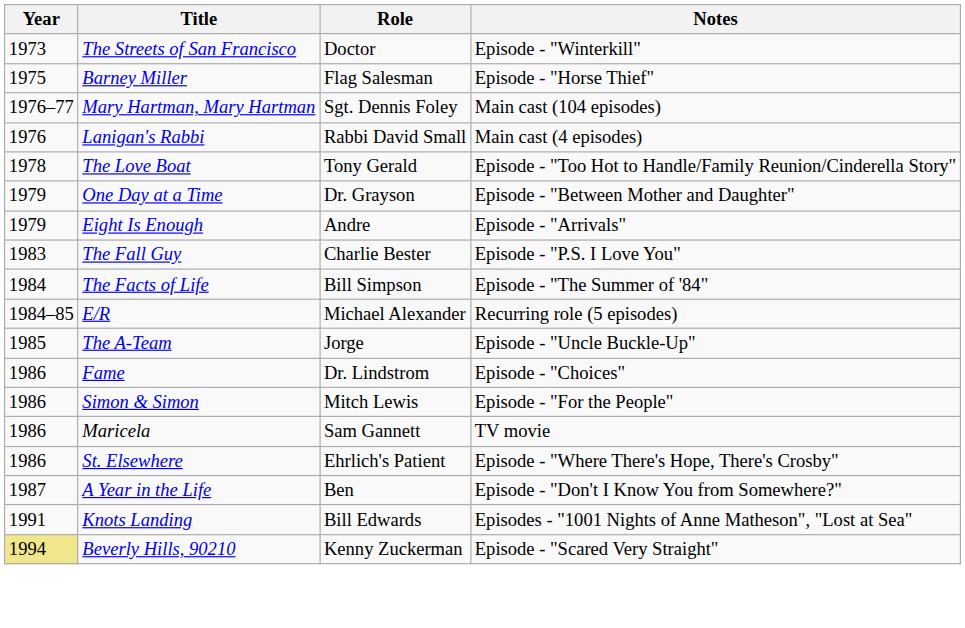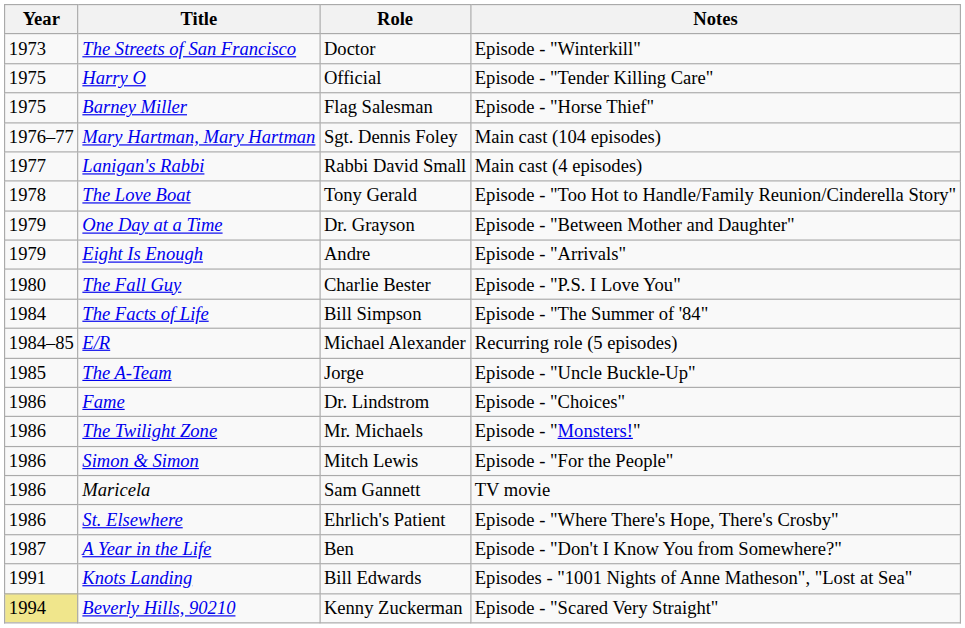+ row: (114, 78)
(27, 136) 1976 -> (27, 166) 1977
(27, 254) 1983 -> (27, 284) 1980
+ row: (150, 431)
